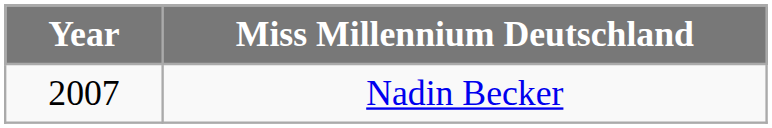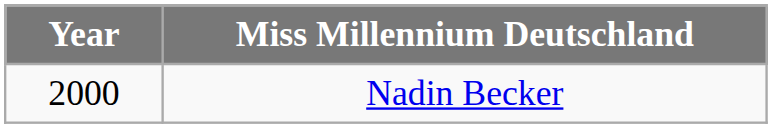(84, 93) 2007 -> (84, 93) 2000
